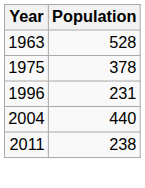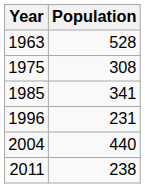(123, 68) 378 -> (123, 68) 308
+ row: (26, 93)
